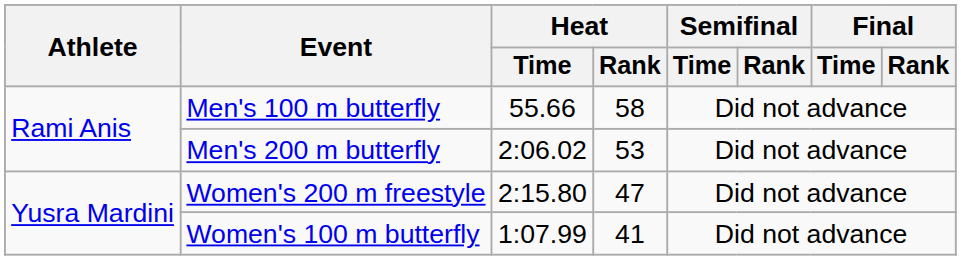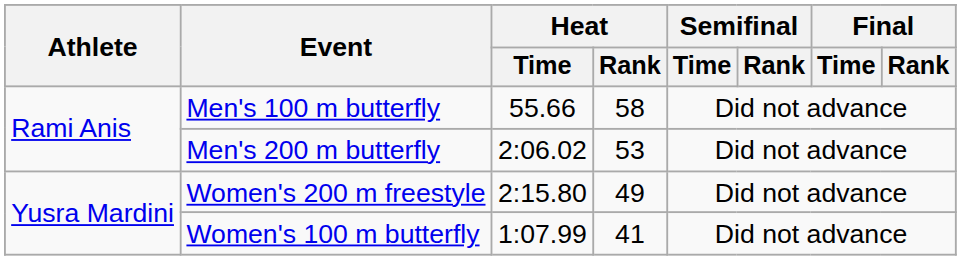(630, 192) 47 -> (630, 192) 49
